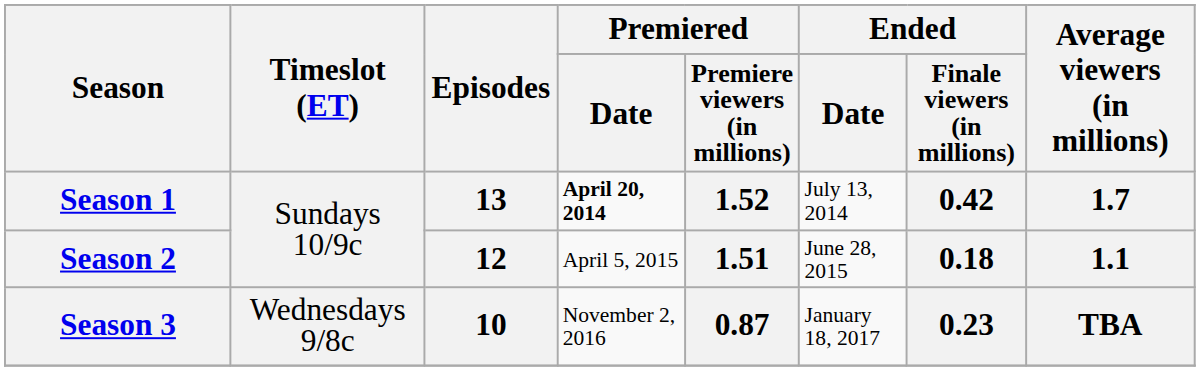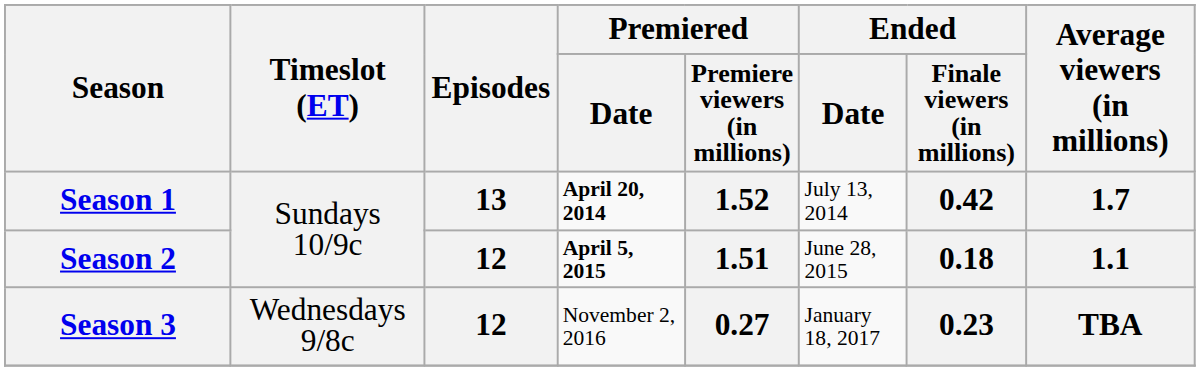(620, 258) normal -> (598, 258) bold
(491, 325) 10 -> (491, 325) 12
(742, 325) 0.87 -> (742, 325) 0.27
